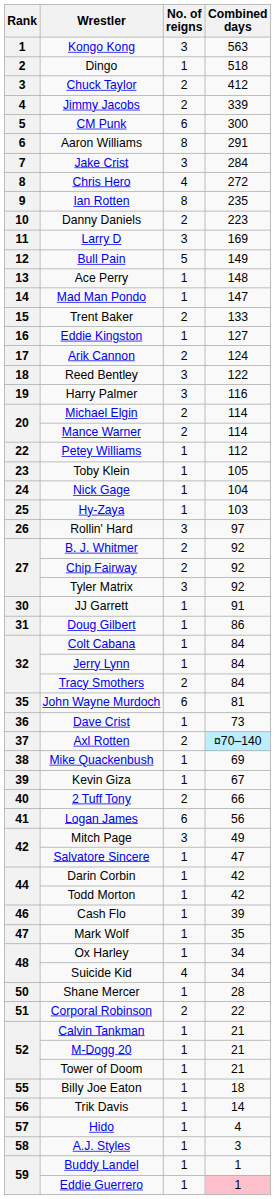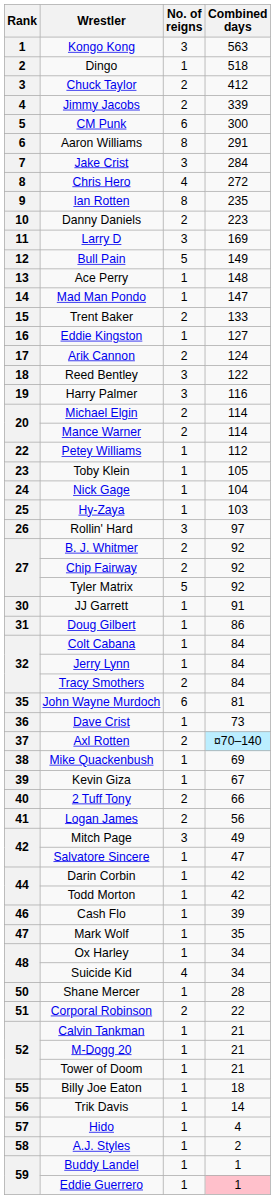(184, 587) 3 -> (184, 587) 5
(184, 818) 6 -> (184, 818) 2
(238, 1146) 3 -> (238, 1146) 2
